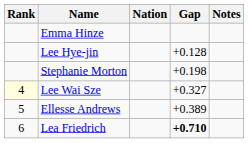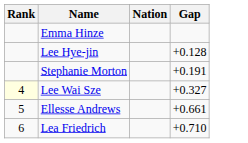- column: (226, 14)
(190, 71) +0.198 -> (190, 71) +0.191
(190, 109) +0.389 -> (190, 109) +0.661
(190, 128) bold -> (190, 128) normal
